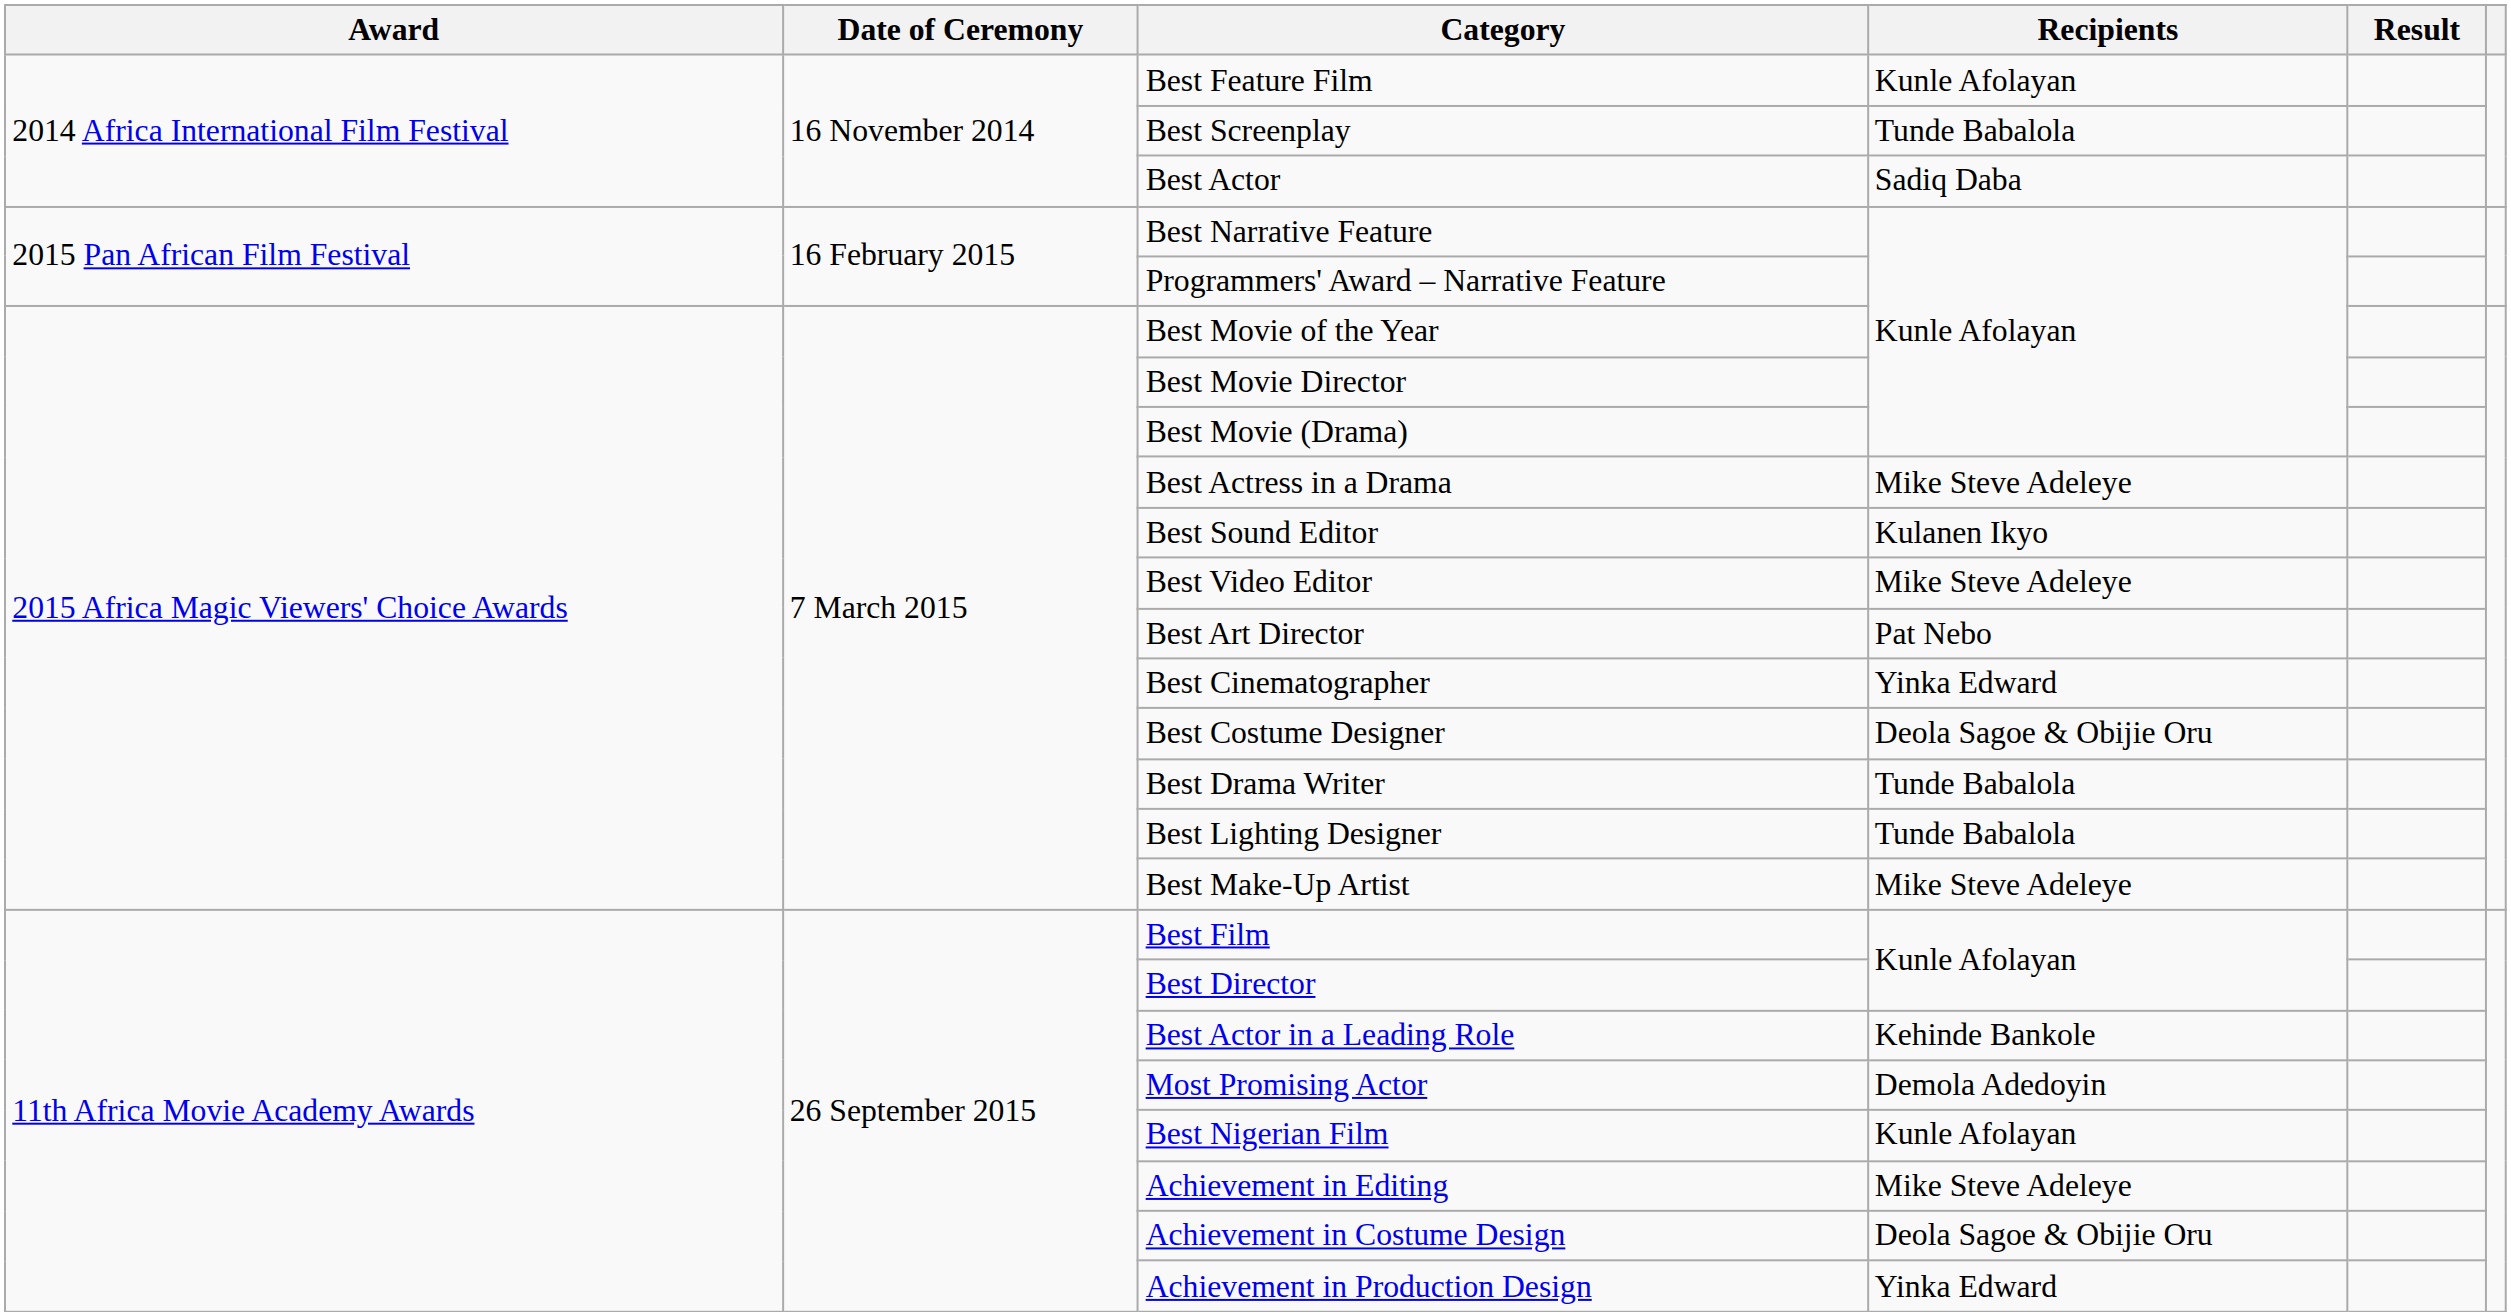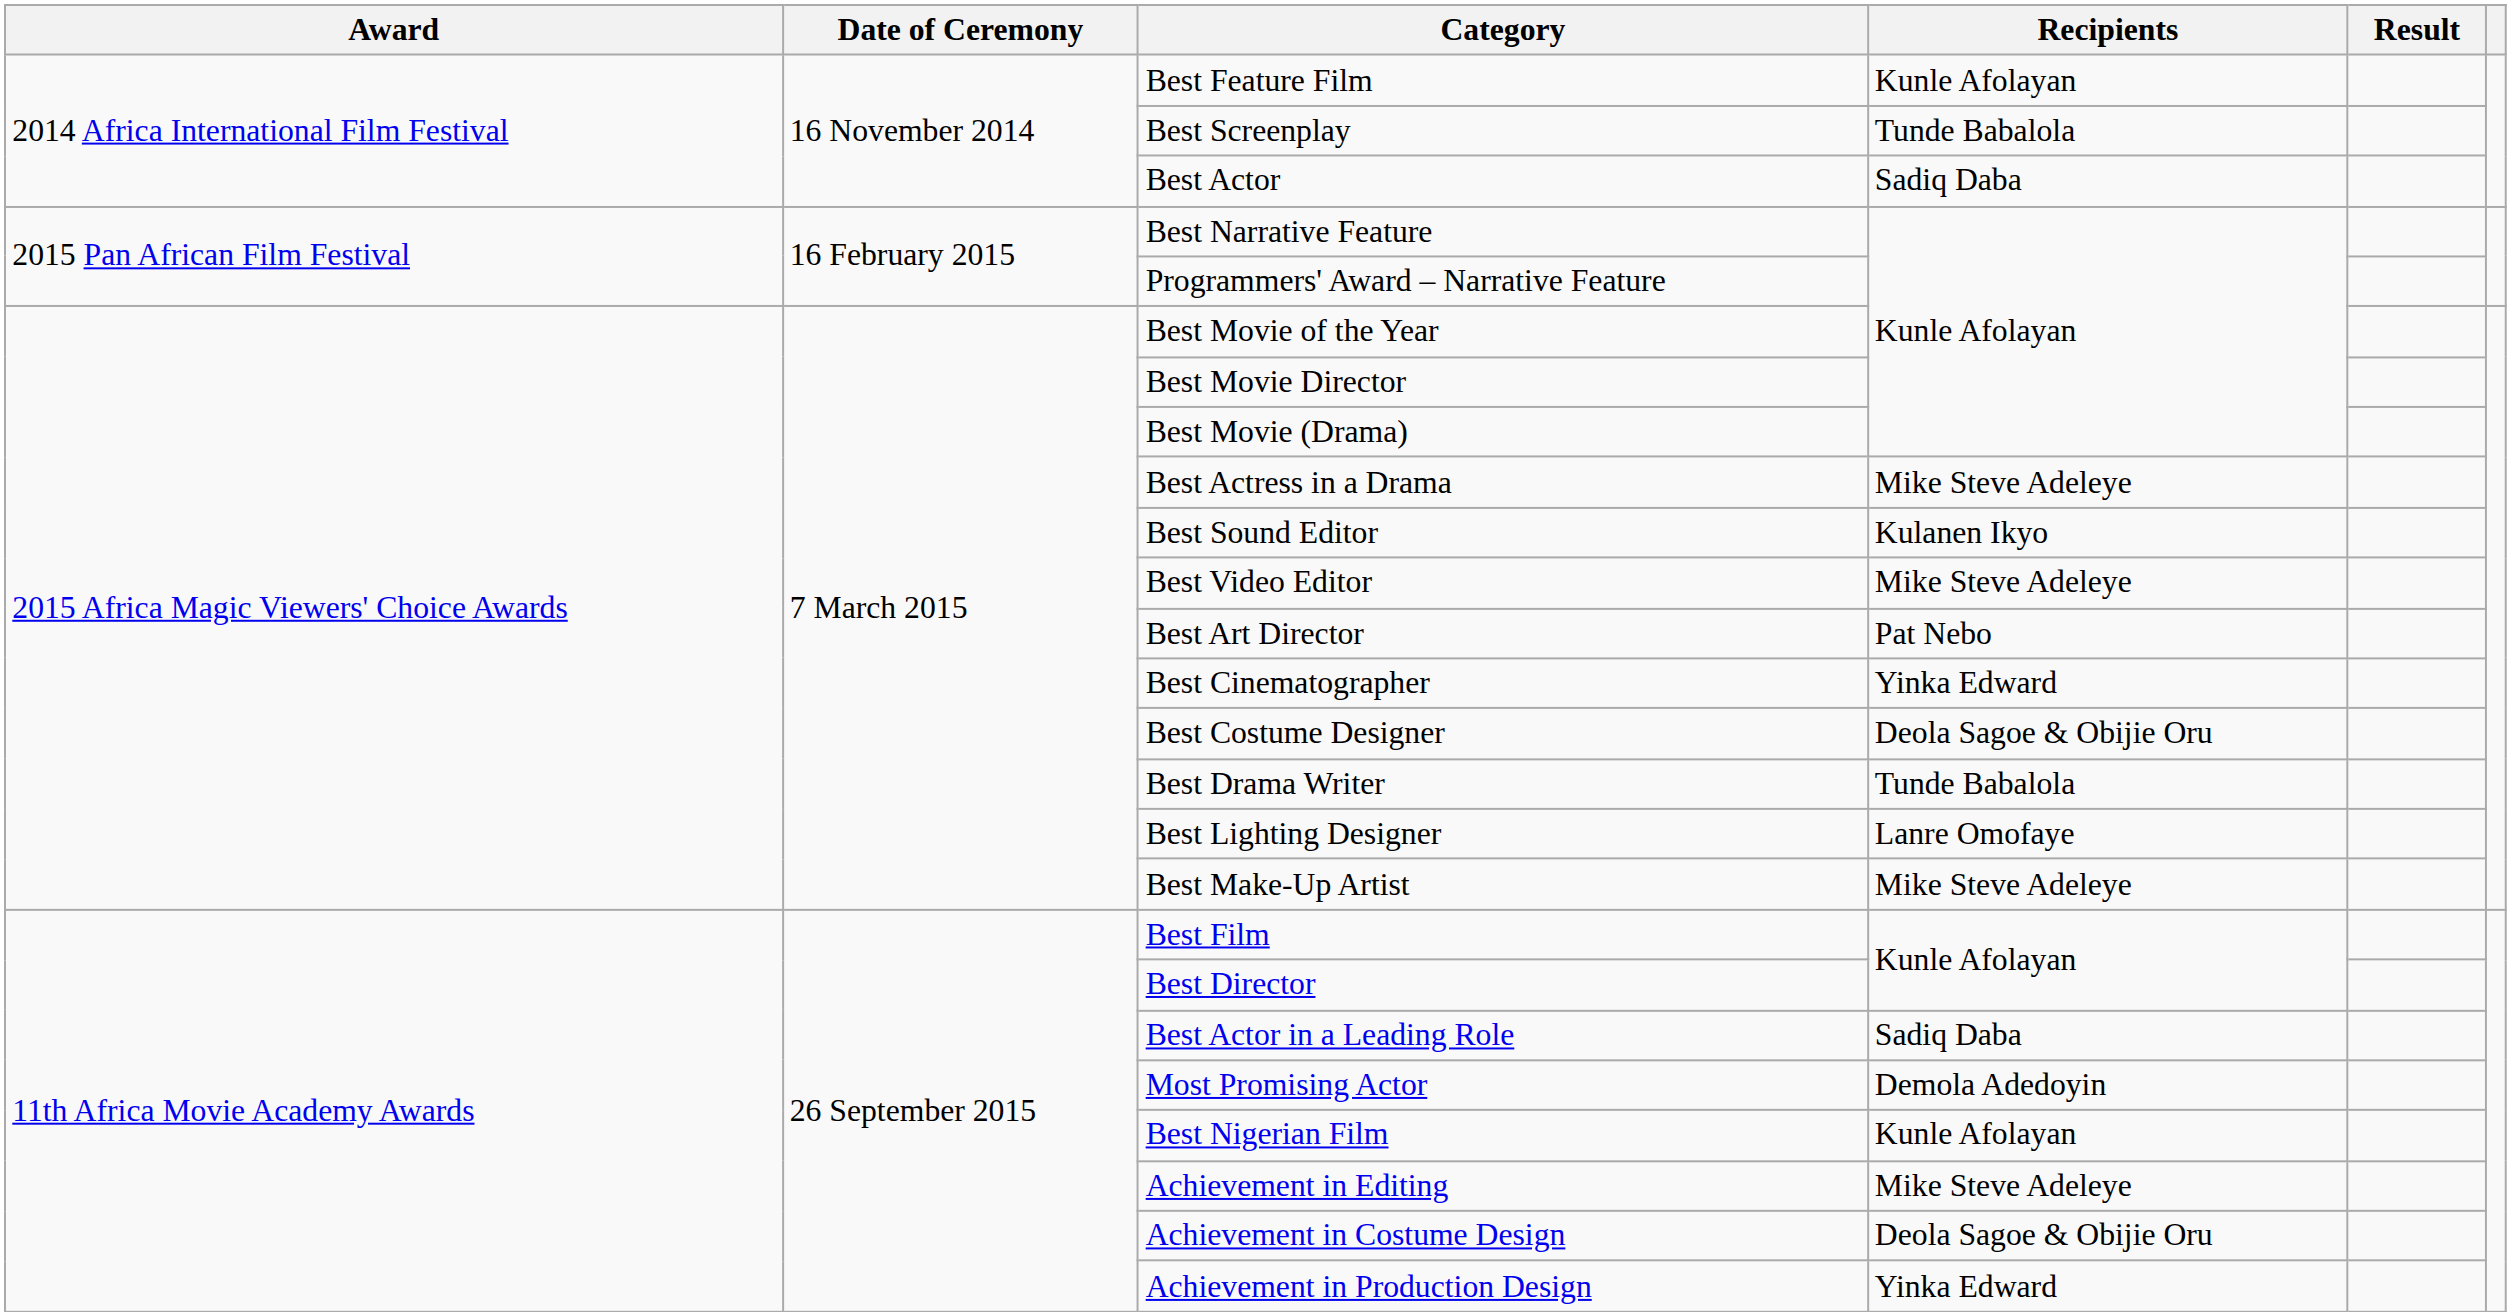(1975, 833) Tunde Babalola -> (1975, 833) Lanre Omofaye
(1985, 1034) Kehinde Bankole -> (1948, 1034) Sadiq Daba
